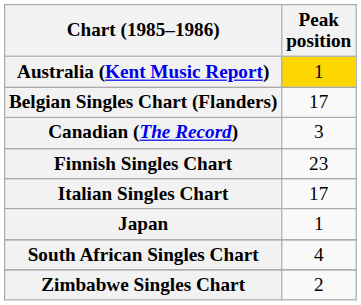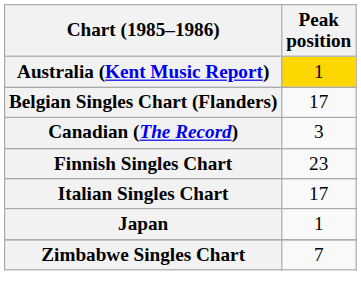- row: (143, 254)
(319, 284) 2 -> (319, 254) 7
